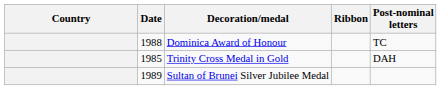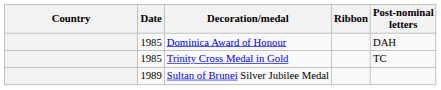(151, 42) 1988 -> (151, 42) 1985
(380, 42) TC -> (385, 42) DAH
(385, 59) DAH -> (380, 59) TC
